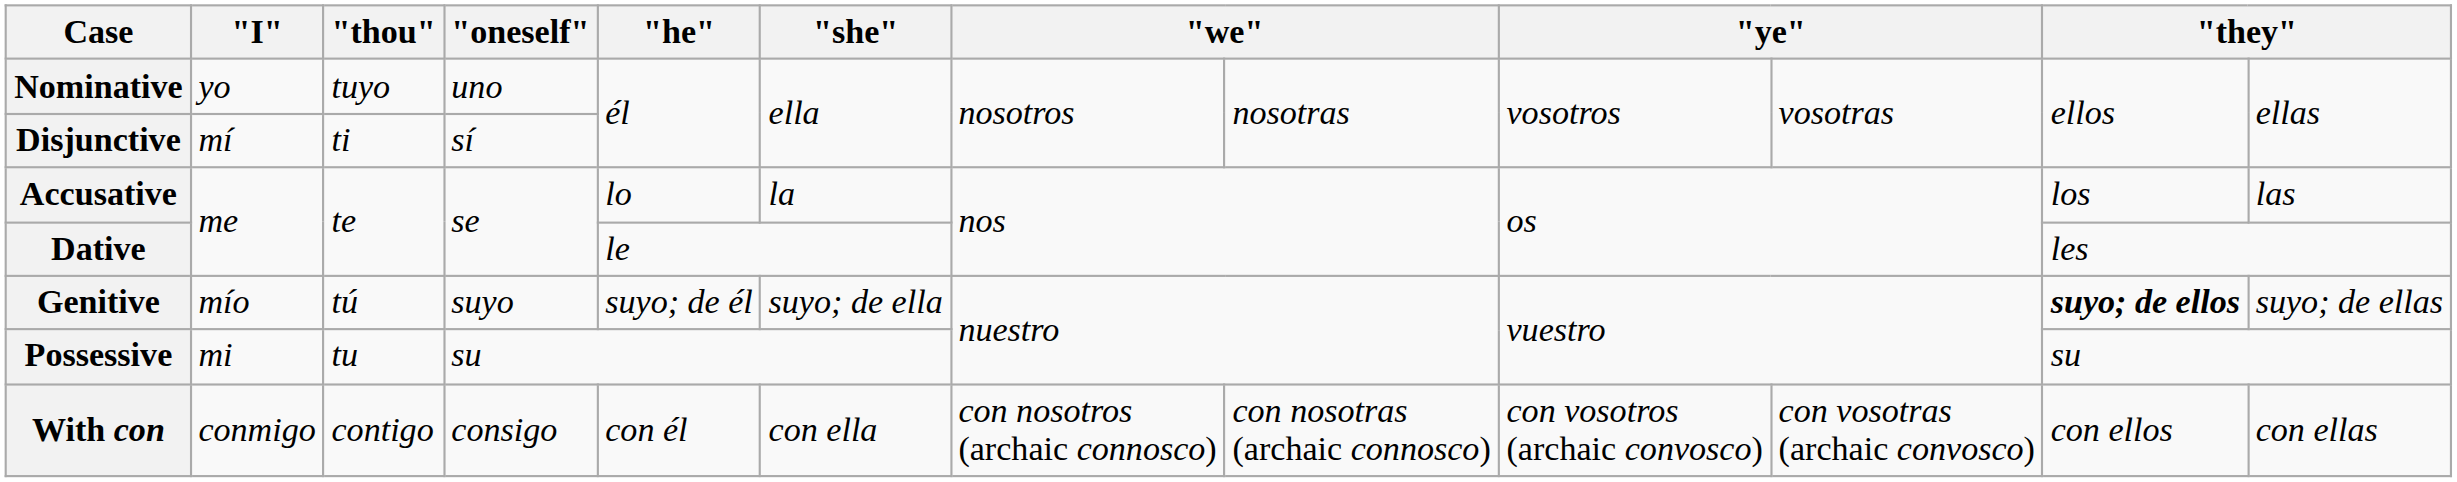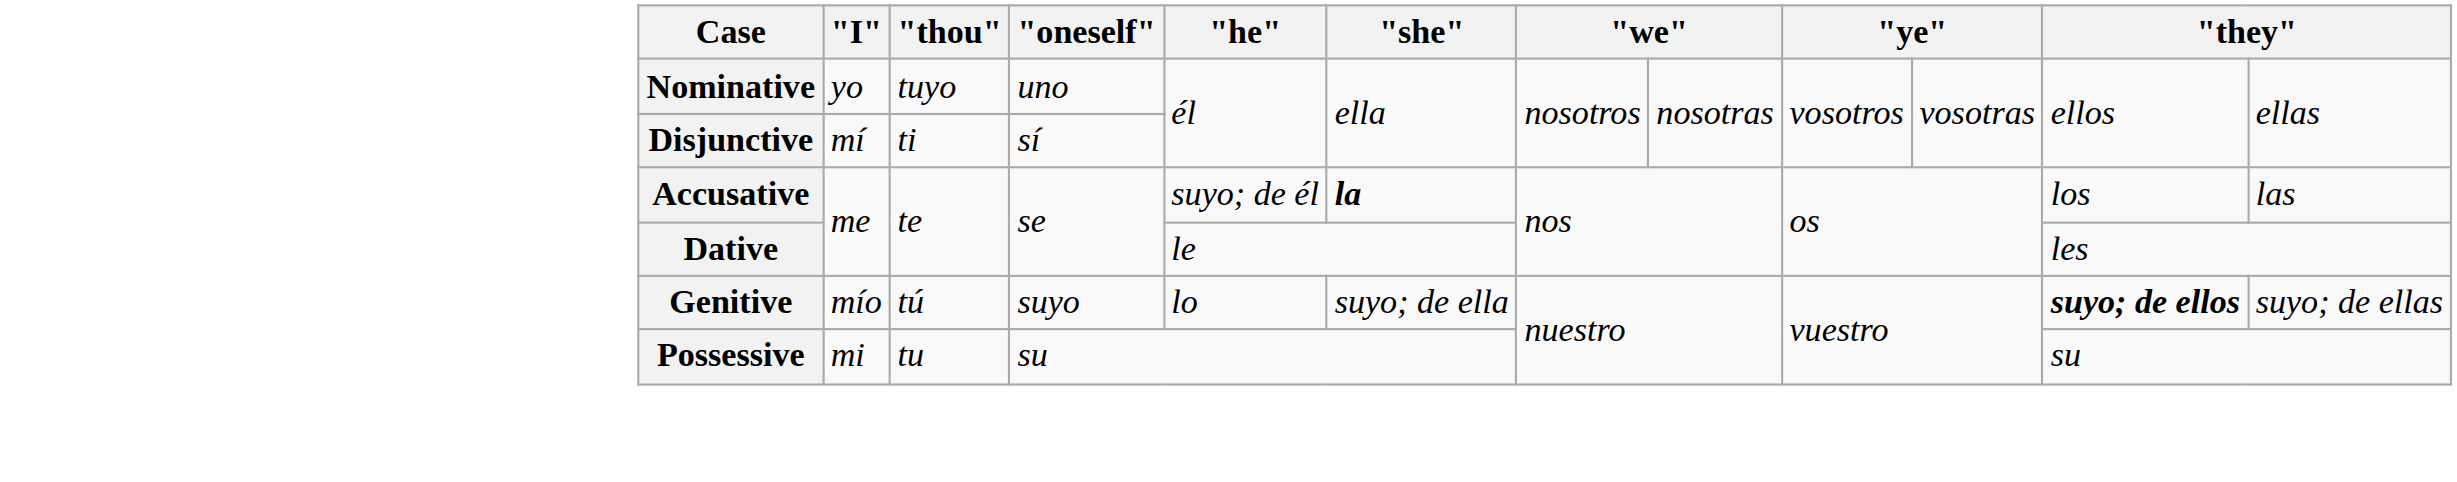(618, 193) lo -> (1245, 193) suyo; de él
(782, 193) normal -> (1348, 193) bold
(679, 302) suyo; de él -> (1185, 302) lo
- row: (98, 429)
